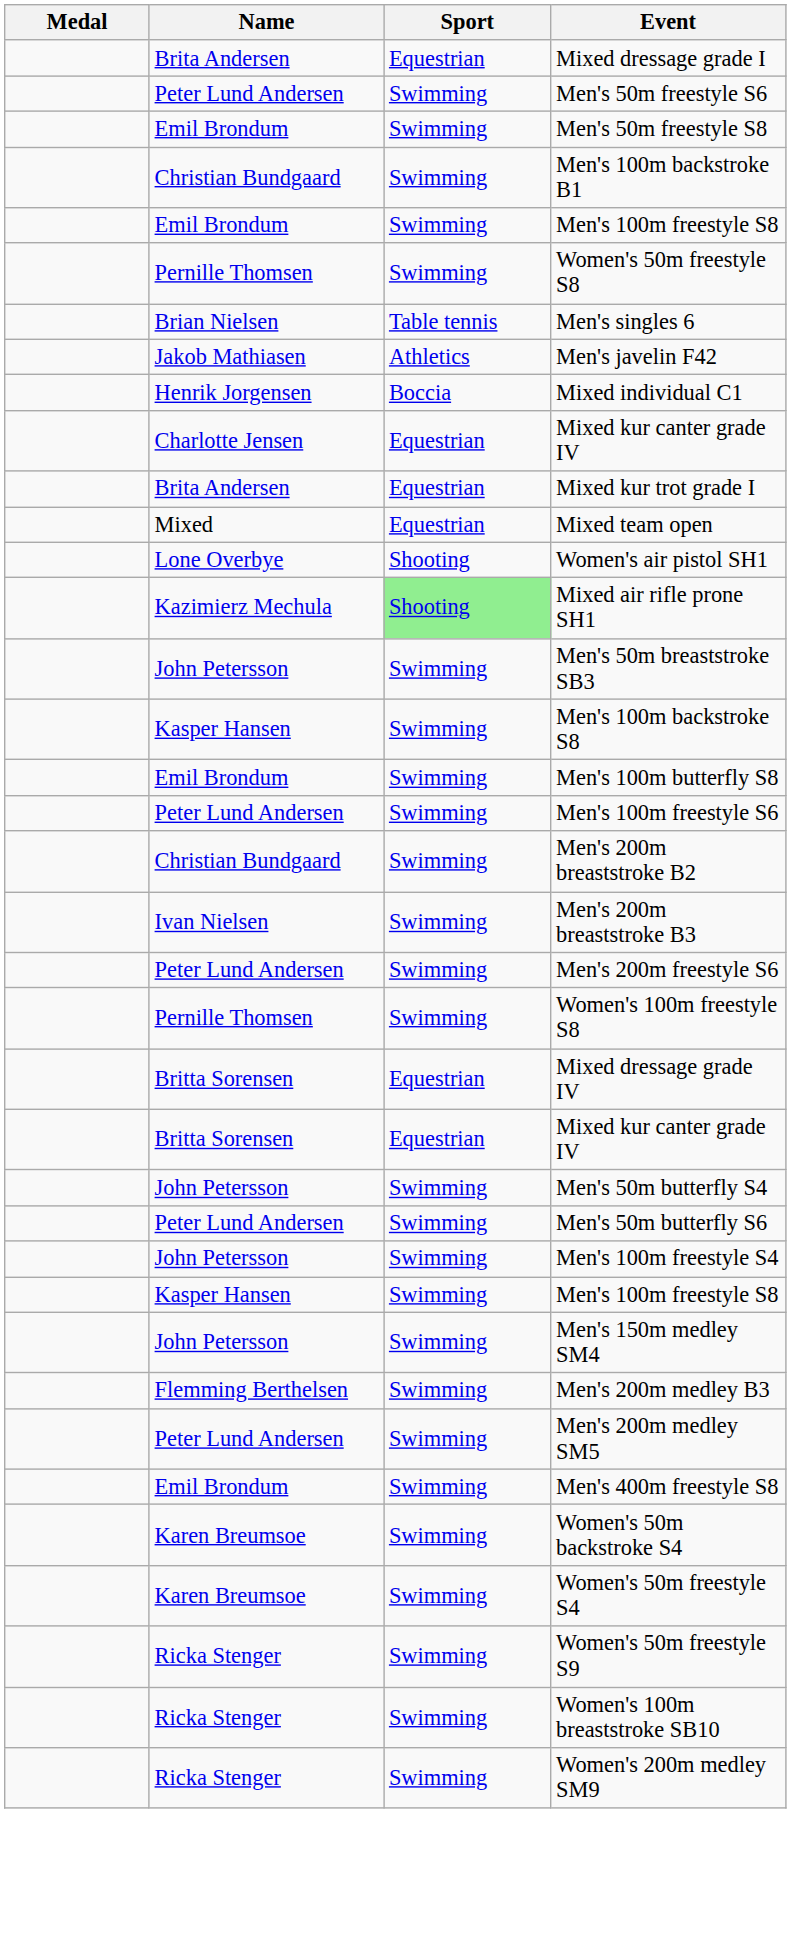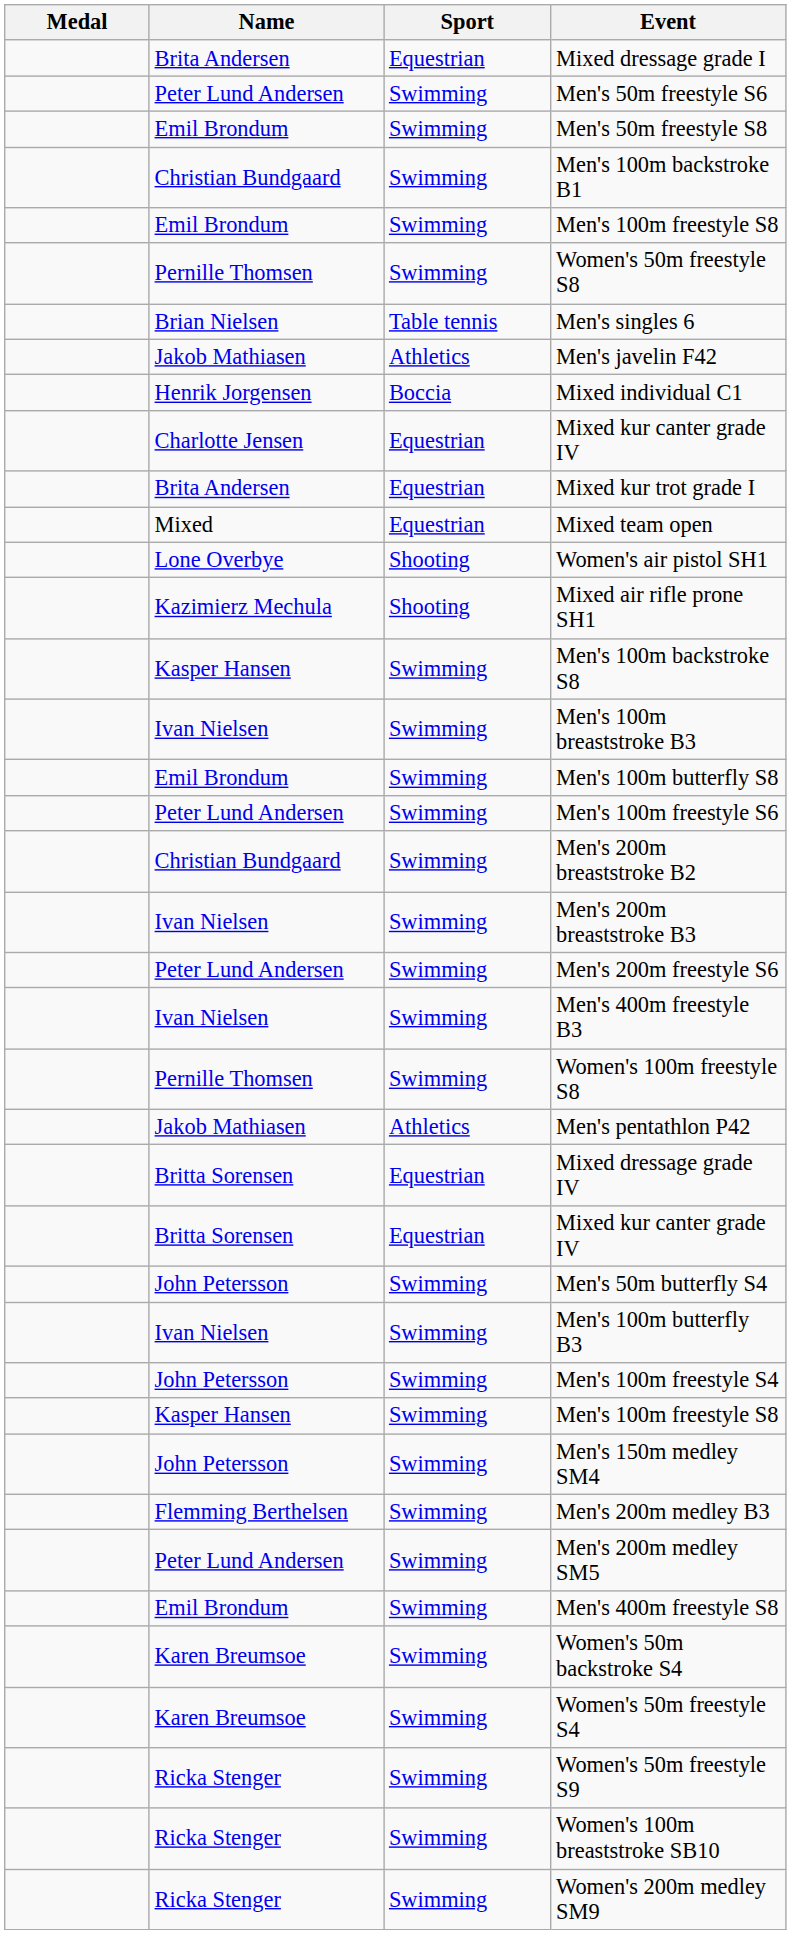(429, 607) lightgreen background -> (429, 607) no background
- row: (221, 668)
+ row: (212, 729)
+ row: (212, 1018)
+ row: (230, 1126)
- row: (249, 1223)
+ row: (212, 1331)
